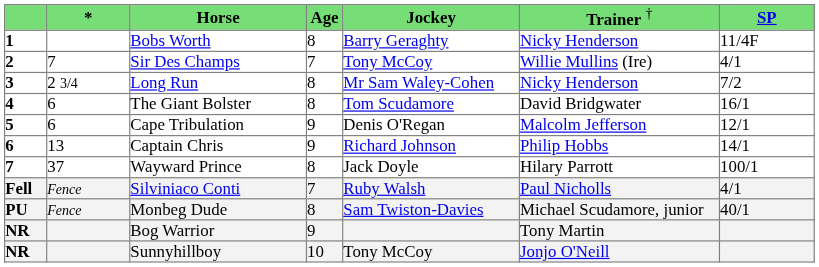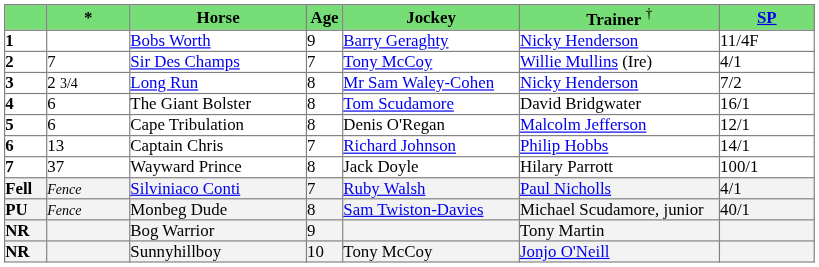(311, 40) 8 -> (311, 40) 9
(311, 124) 9 -> (311, 124) 8
(311, 145) 9 -> (311, 145) 7
